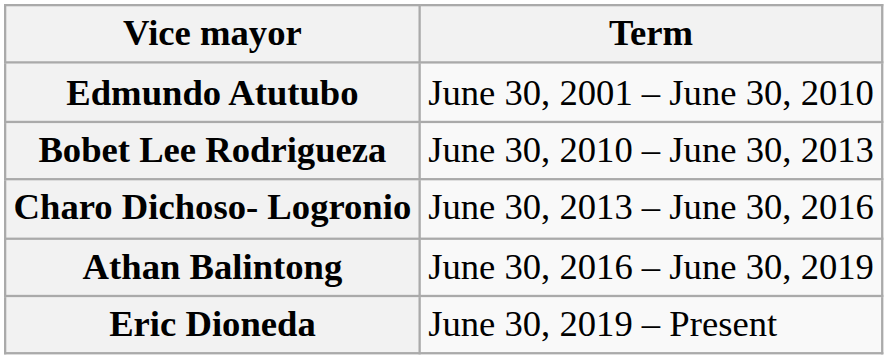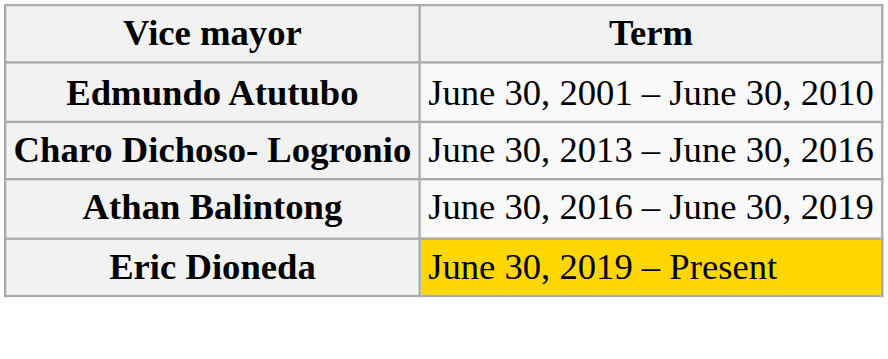- row: (212, 149)
(603, 324) no background -> (603, 265) gold background
